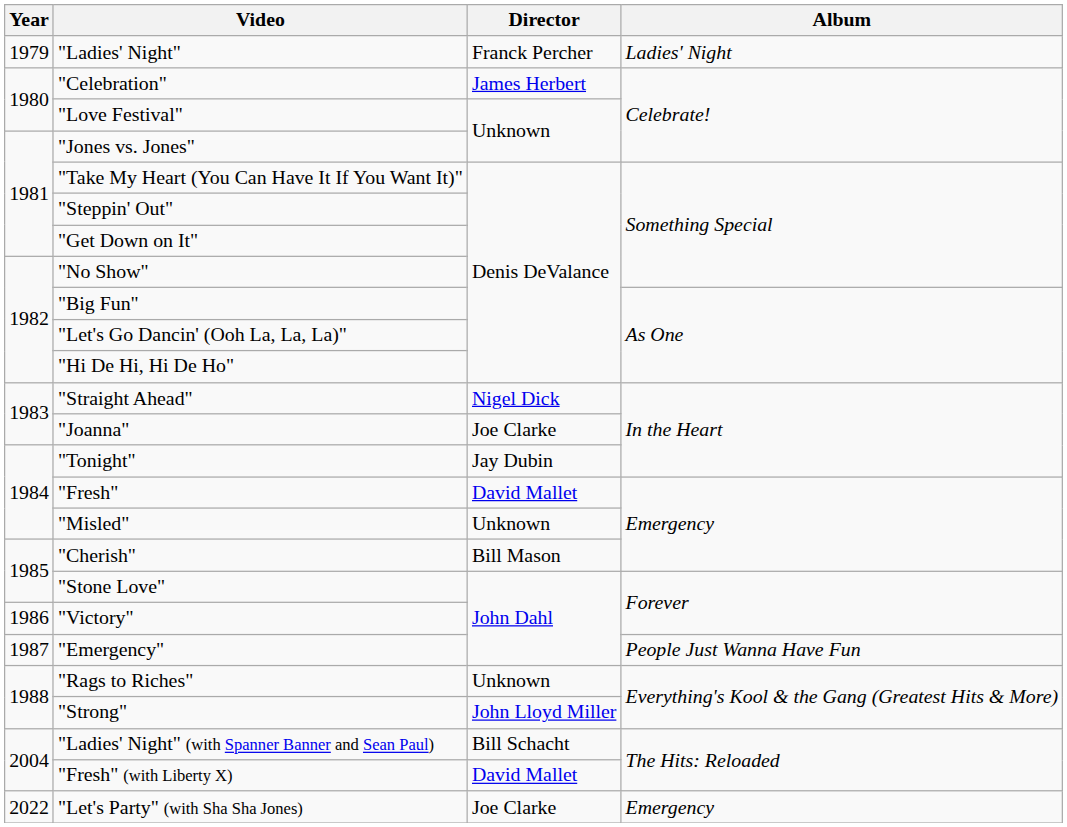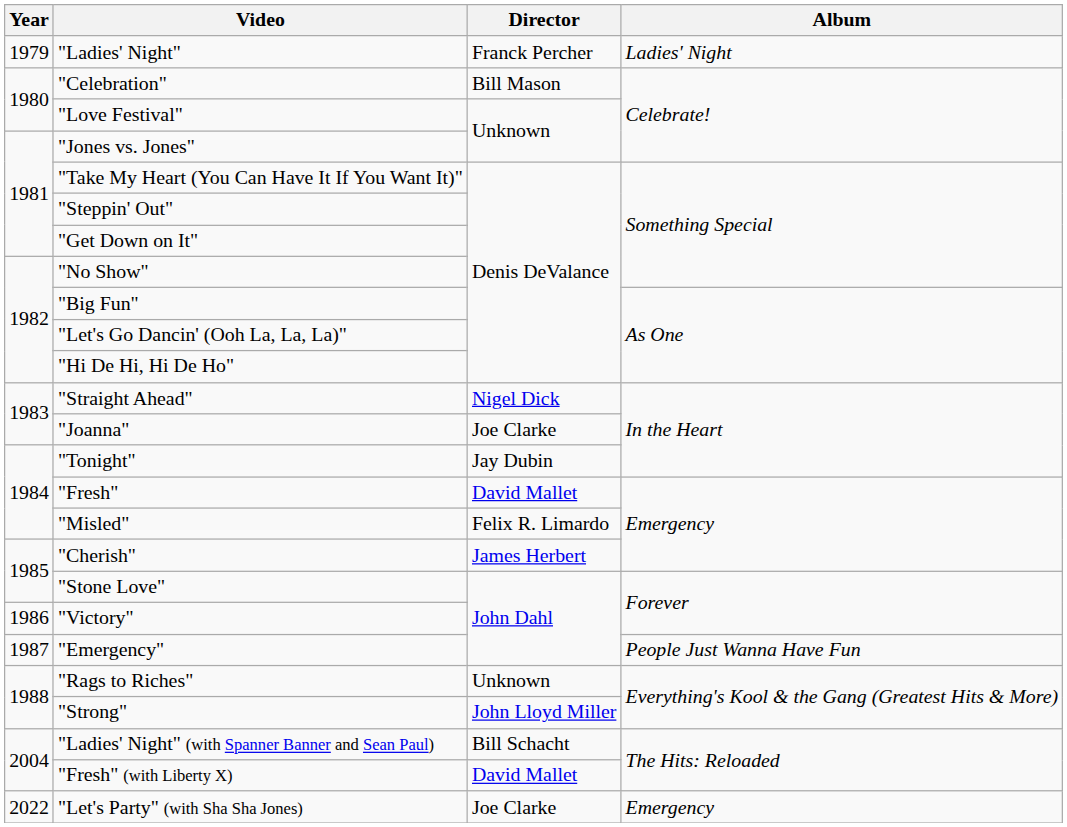(529, 83) James Herbert -> (516, 83) Bill Mason
(511, 523) Unknown -> (541, 523) Felix R. Limardo
(516, 555) Bill Mason -> (529, 555) James Herbert
